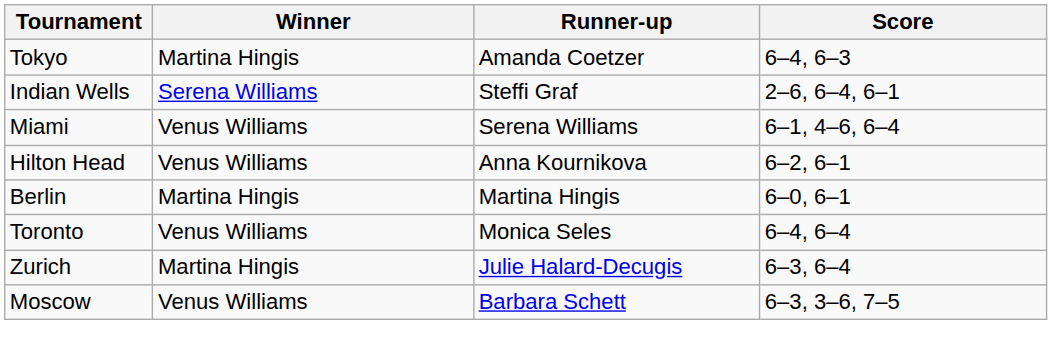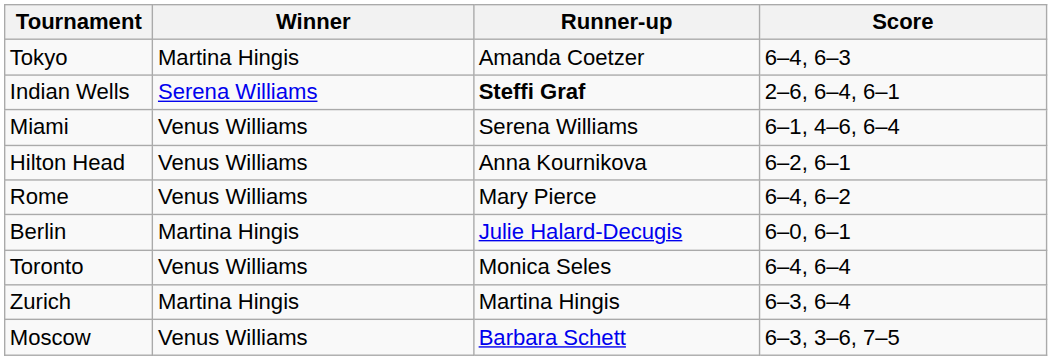(528, 92) normal -> (532, 92) bold
+ row: (39, 197)
(549, 197) Martina Hingis -> (580, 232) Julie Halard-Decugis
(580, 267) Julie Halard-Decugis -> (549, 302) Martina Hingis
